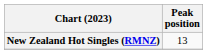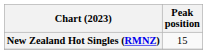(182, 40) 13 -> (182, 40) 15
